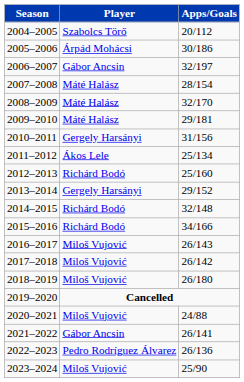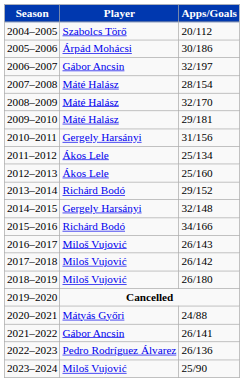(94, 173) Richárd Bodó -> (86, 173) Ákos Lele
(102, 191) Gergely Harsányi -> (94, 191) Richárd Bodó
(94, 208) Richárd Bodó -> (102, 208) Gergely Harsányi
(95, 315) Miloš Vujović -> (93, 315) Mátyás Győri
